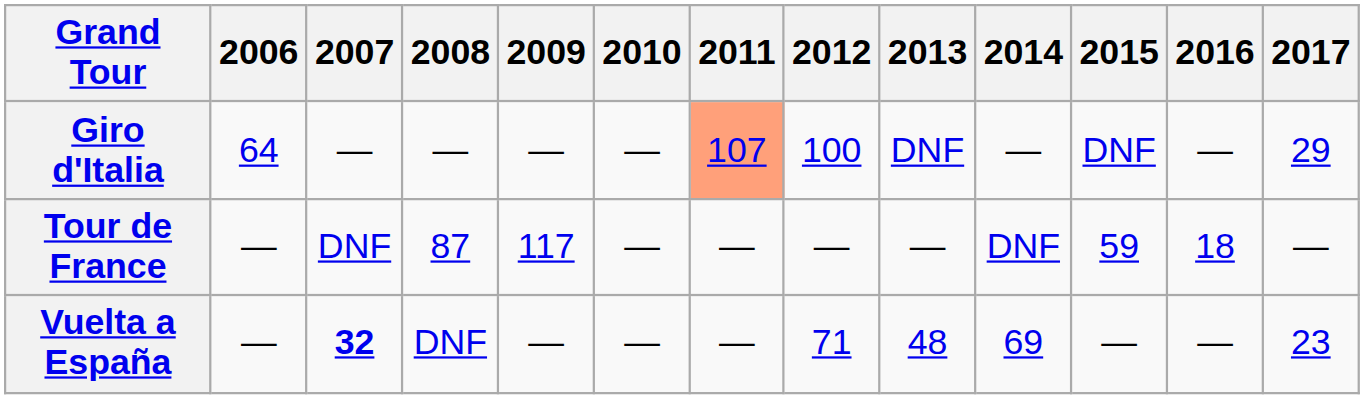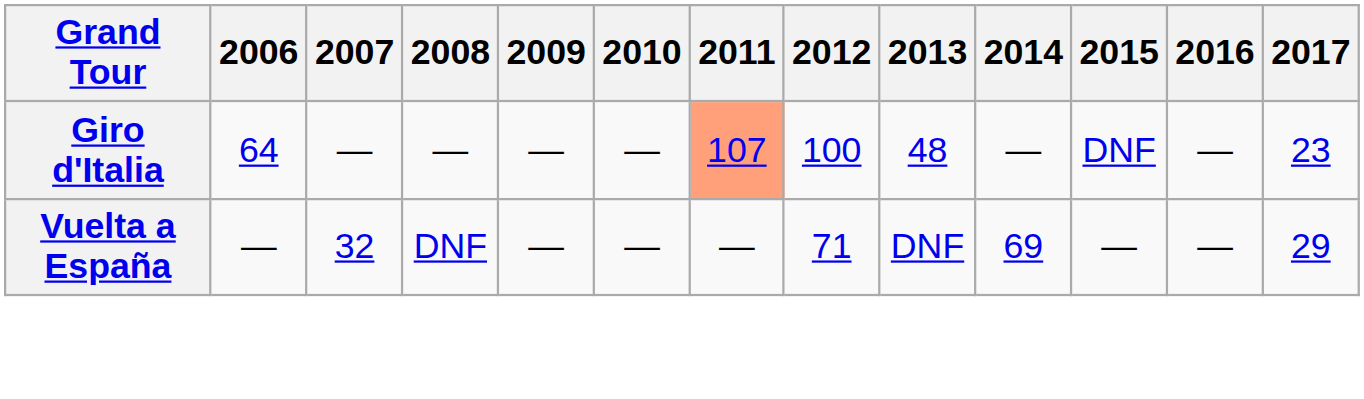(928, 149) DNF -> (928, 149) 48
(1311, 149) 29 -> (1311, 149) 23
- row: (108, 246)
(355, 343) bold -> (355, 246) normal
(928, 343) 48 -> (928, 246) DNF
(1311, 343) 23 -> (1311, 246) 29
